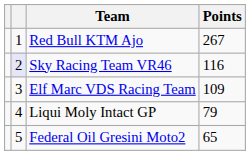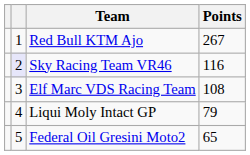(214, 88) 109 -> (214, 88) 108
